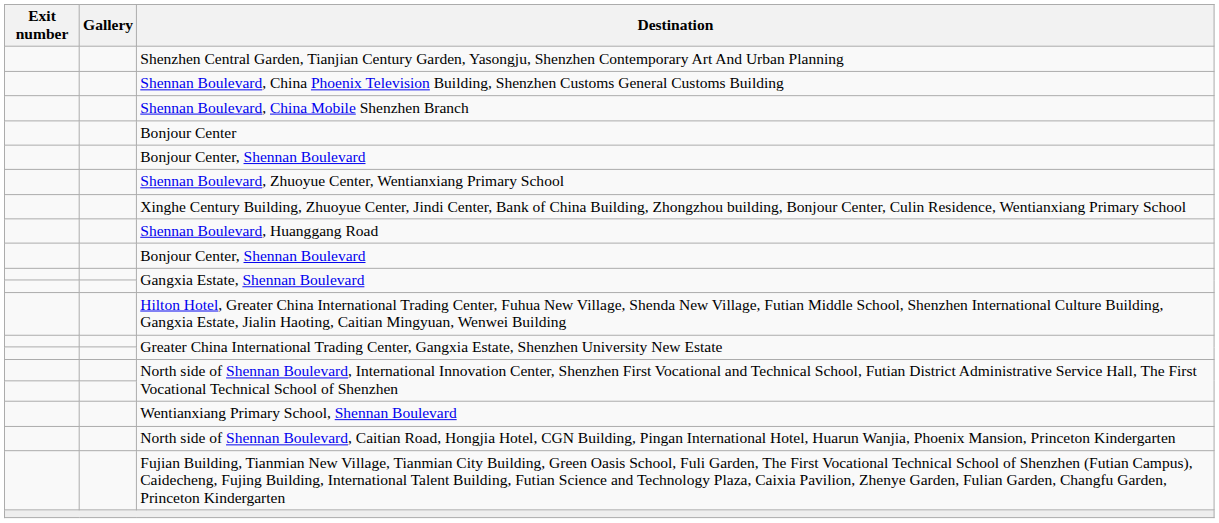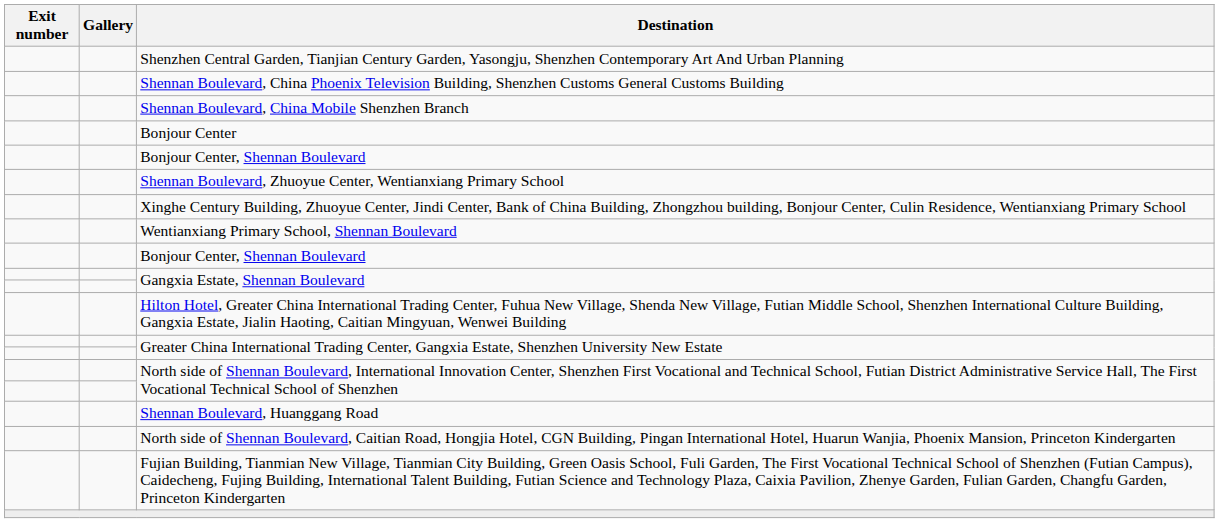rows swapped: (42, 414) <-> (42, 231)
